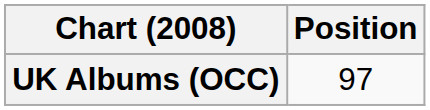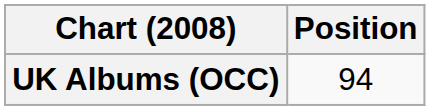(356, 79) 97 -> (356, 79) 94
